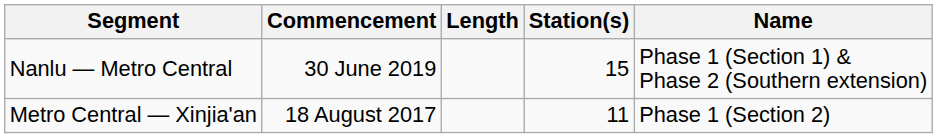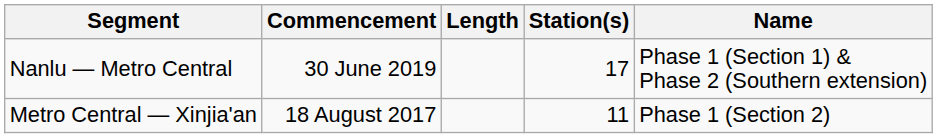(617, 68) 15 -> (617, 68) 17
